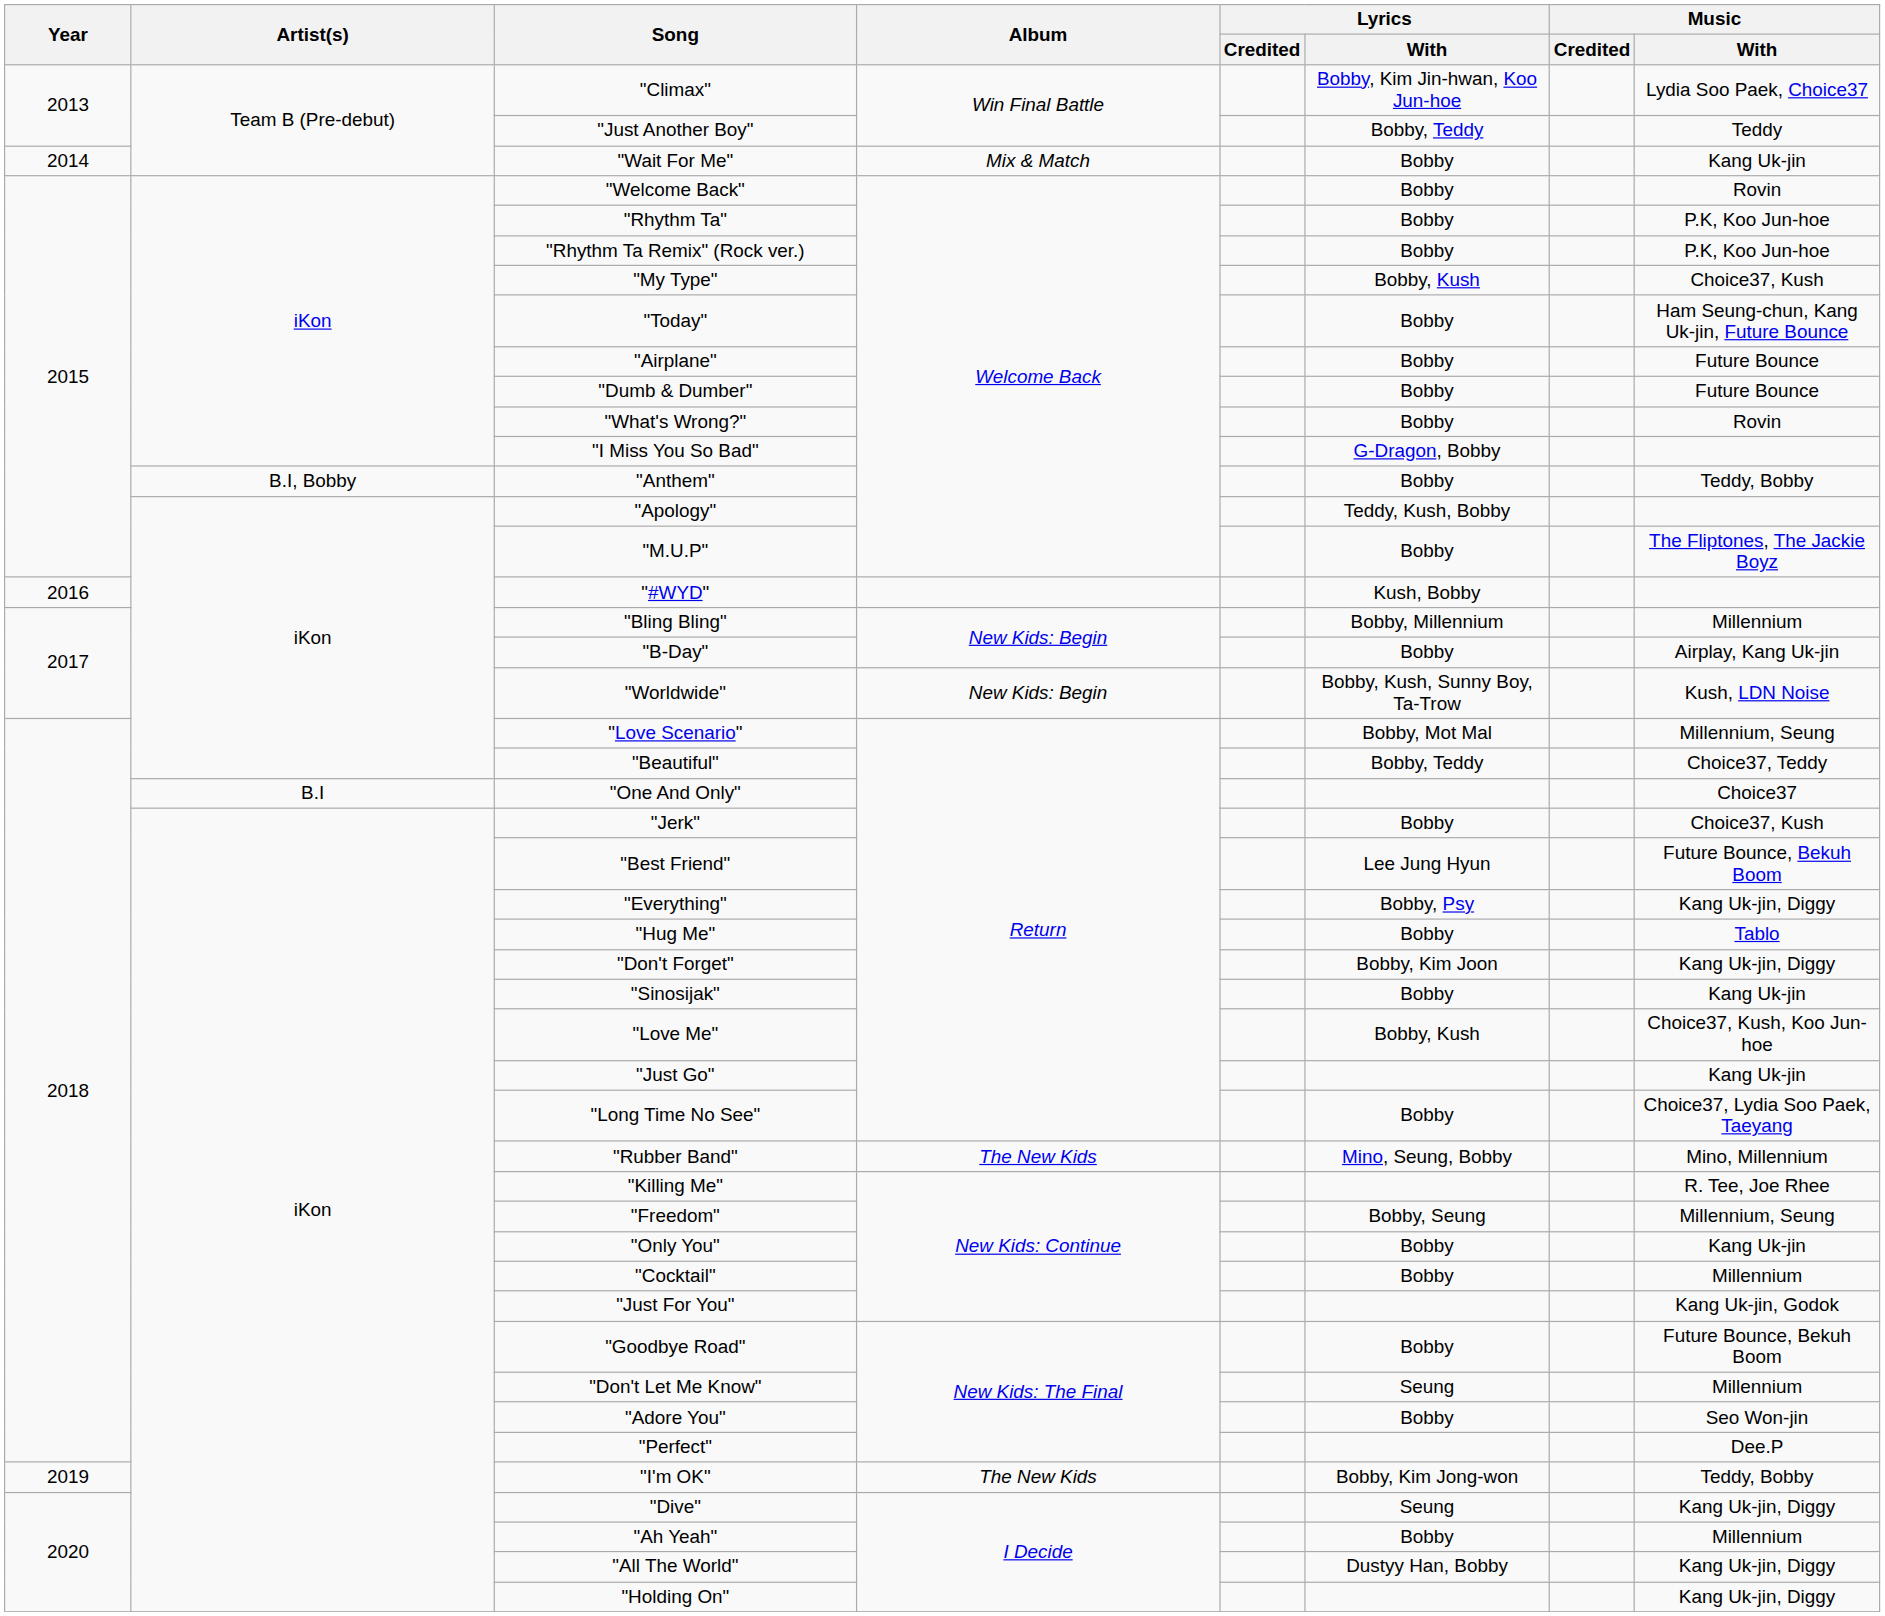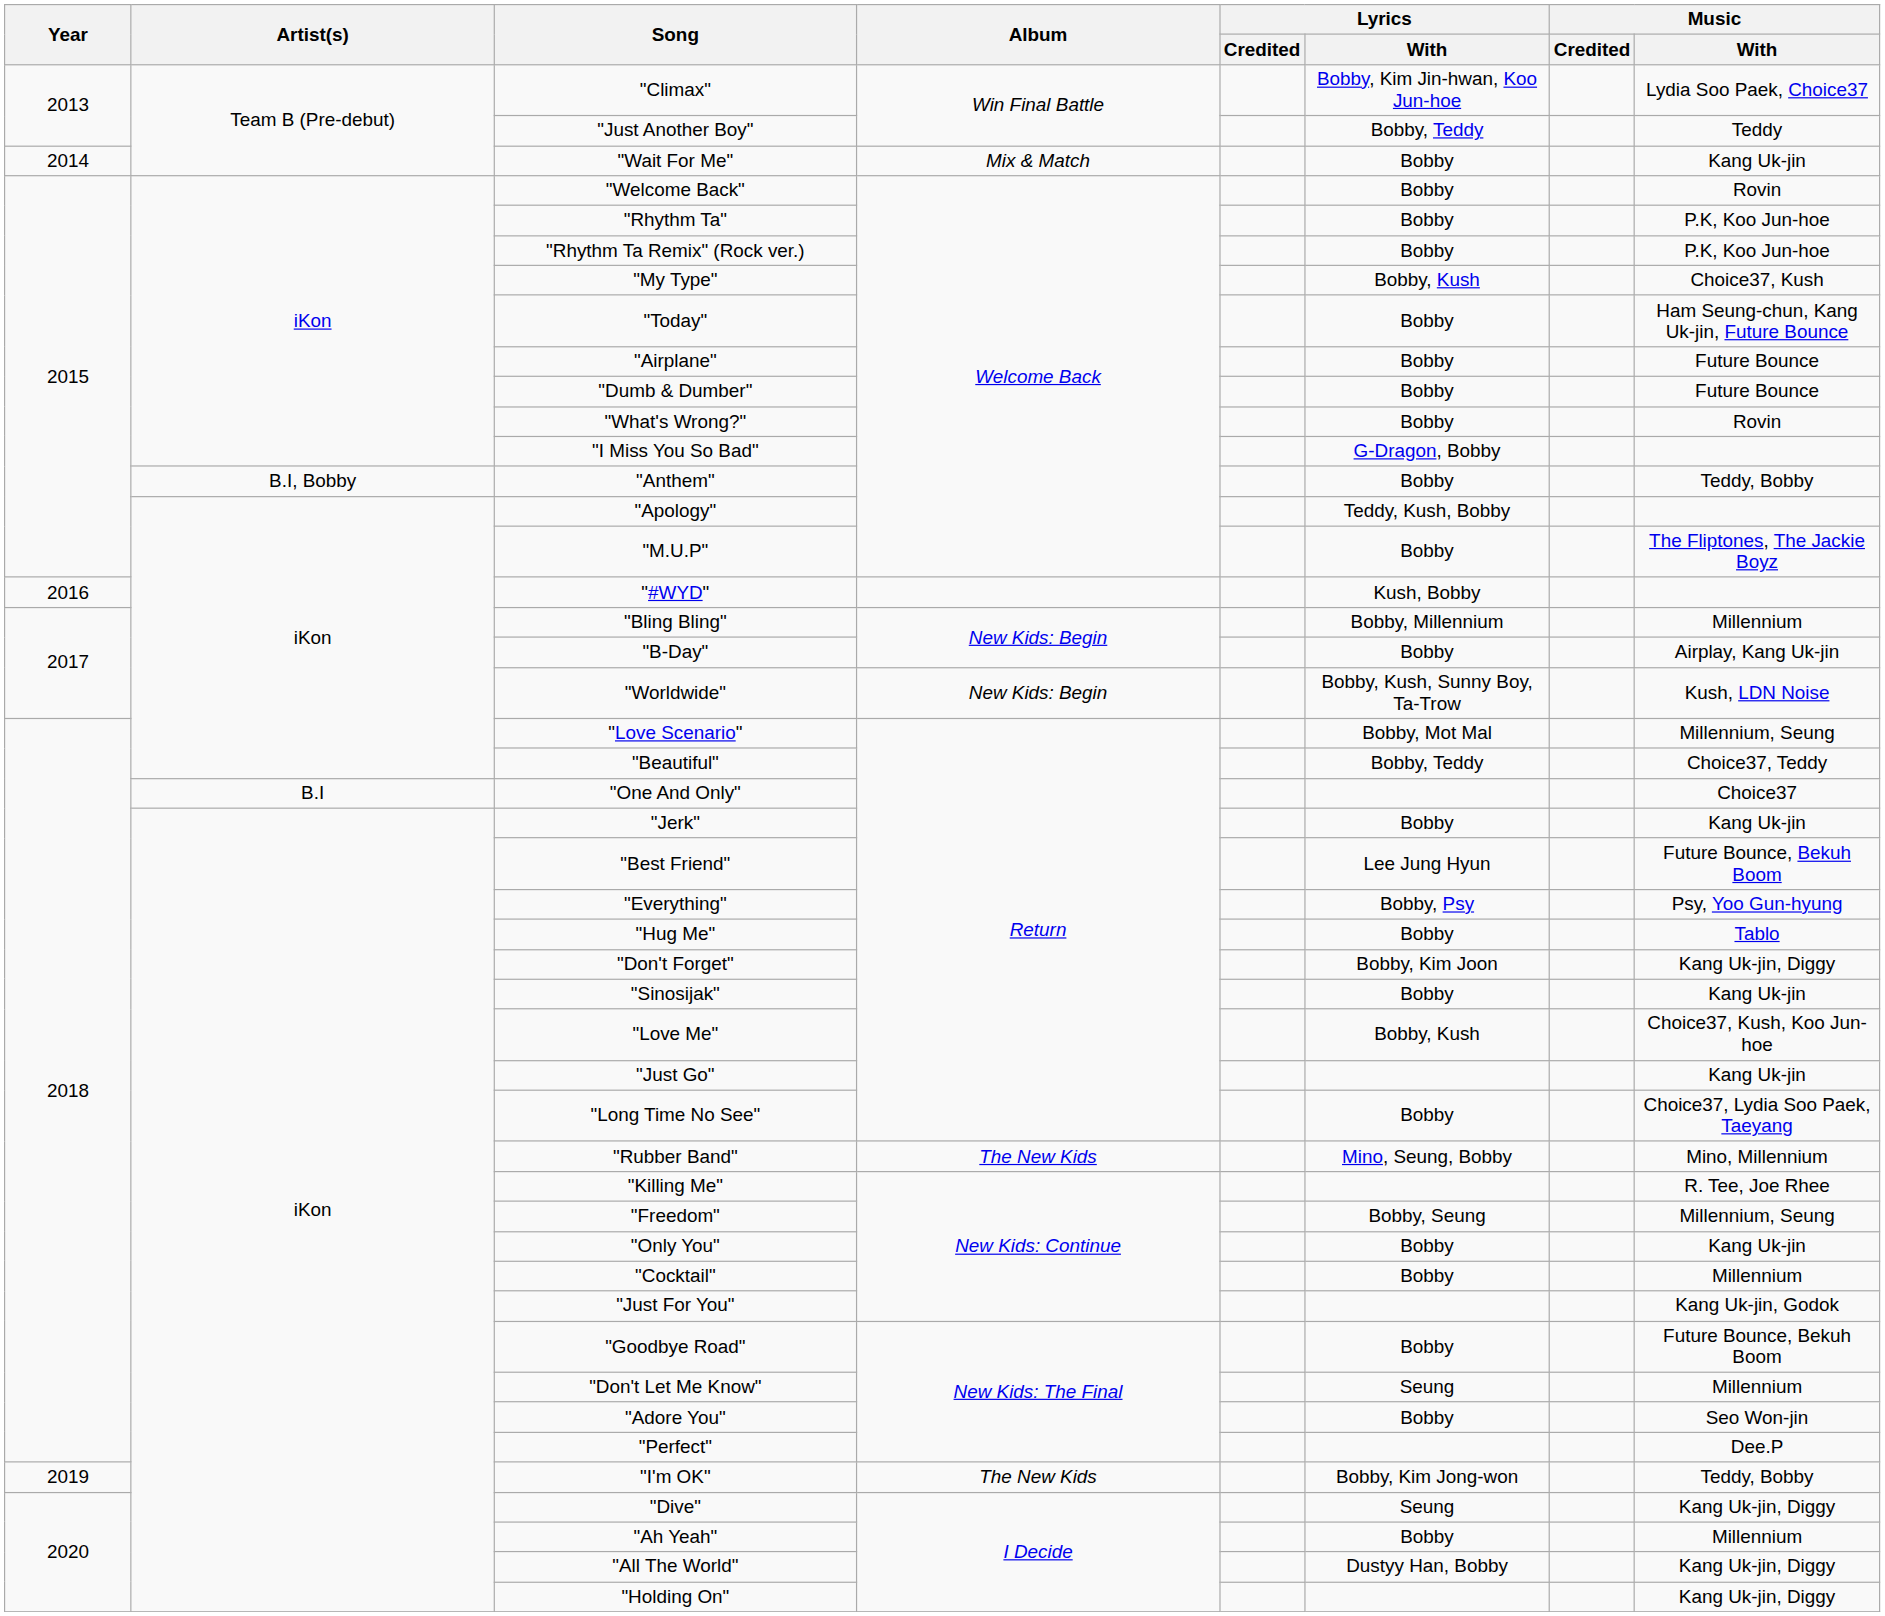(1757, 823) Choice37, Kush -> (1757, 823) Kang Uk-jin
(1757, 904) Kang Uk-jin, Diggy -> (1757, 904) Psy, Yoo Gun-hyung
